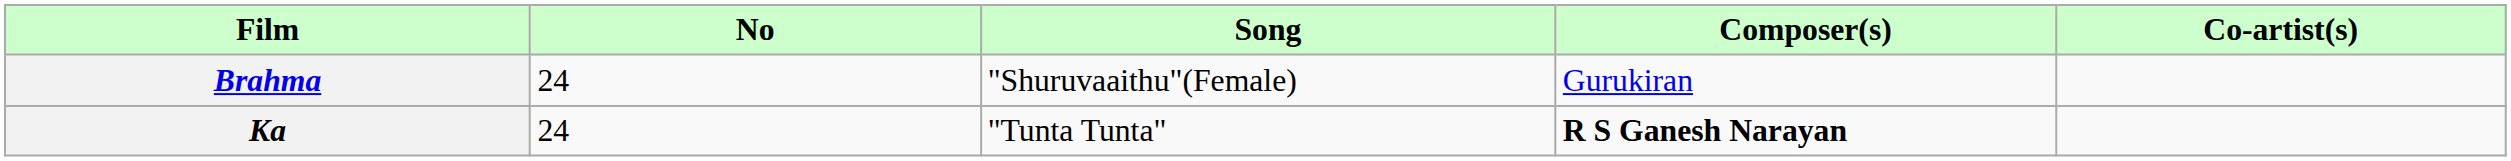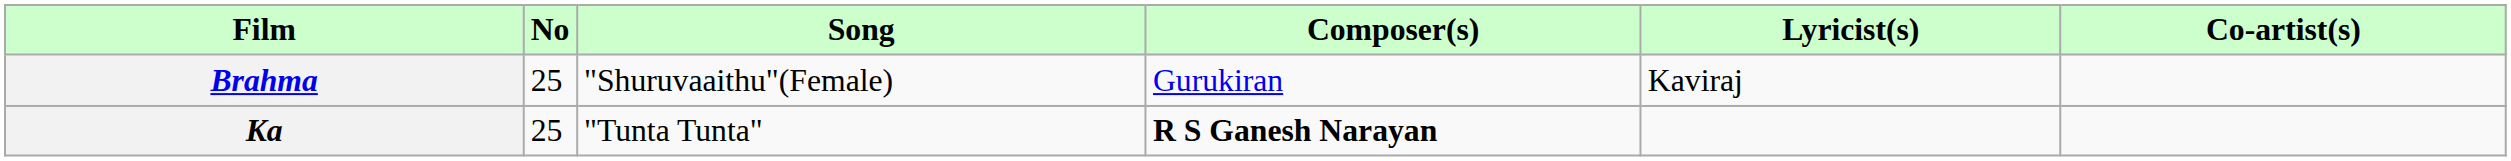+ column: (1851, 29)
(553, 79) 24 -> (546, 79) 25
(553, 130) 24 -> (546, 130) 25
